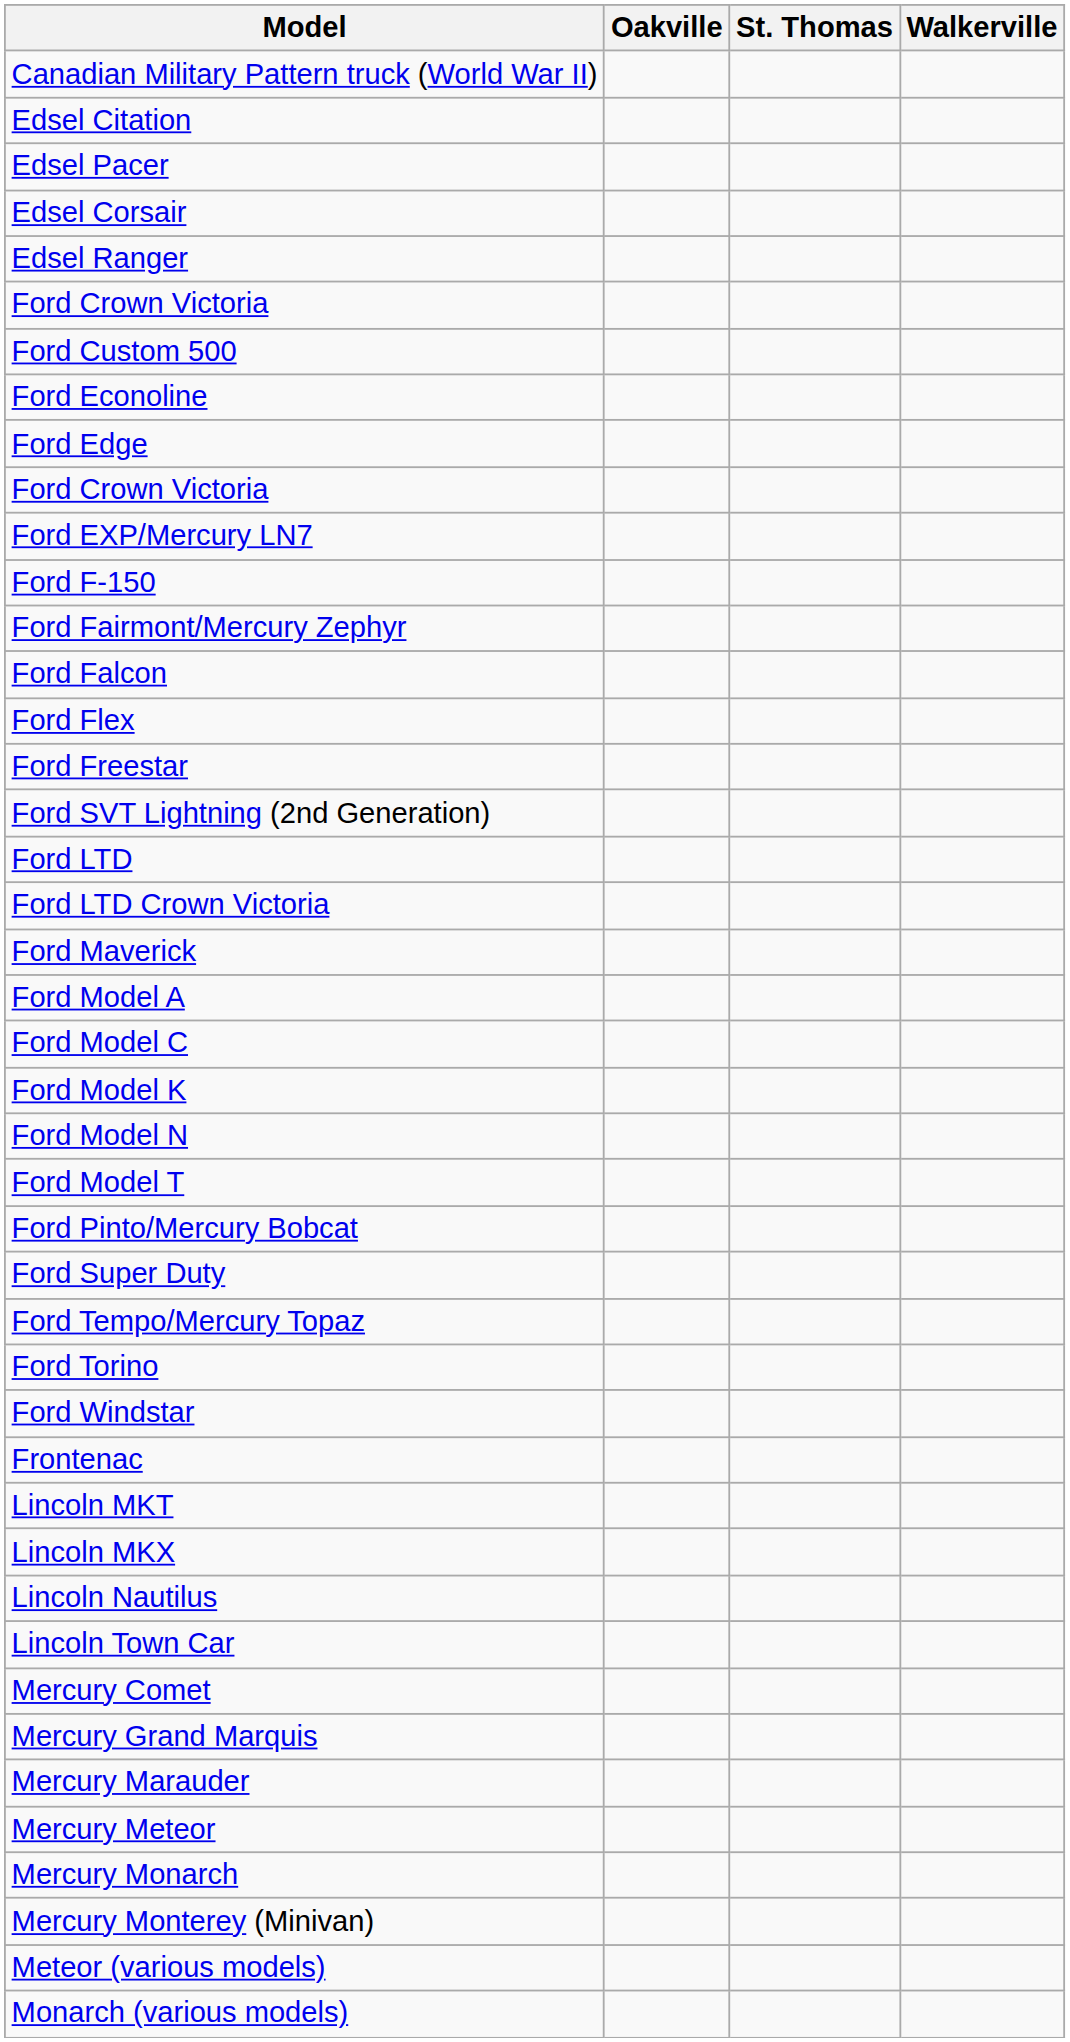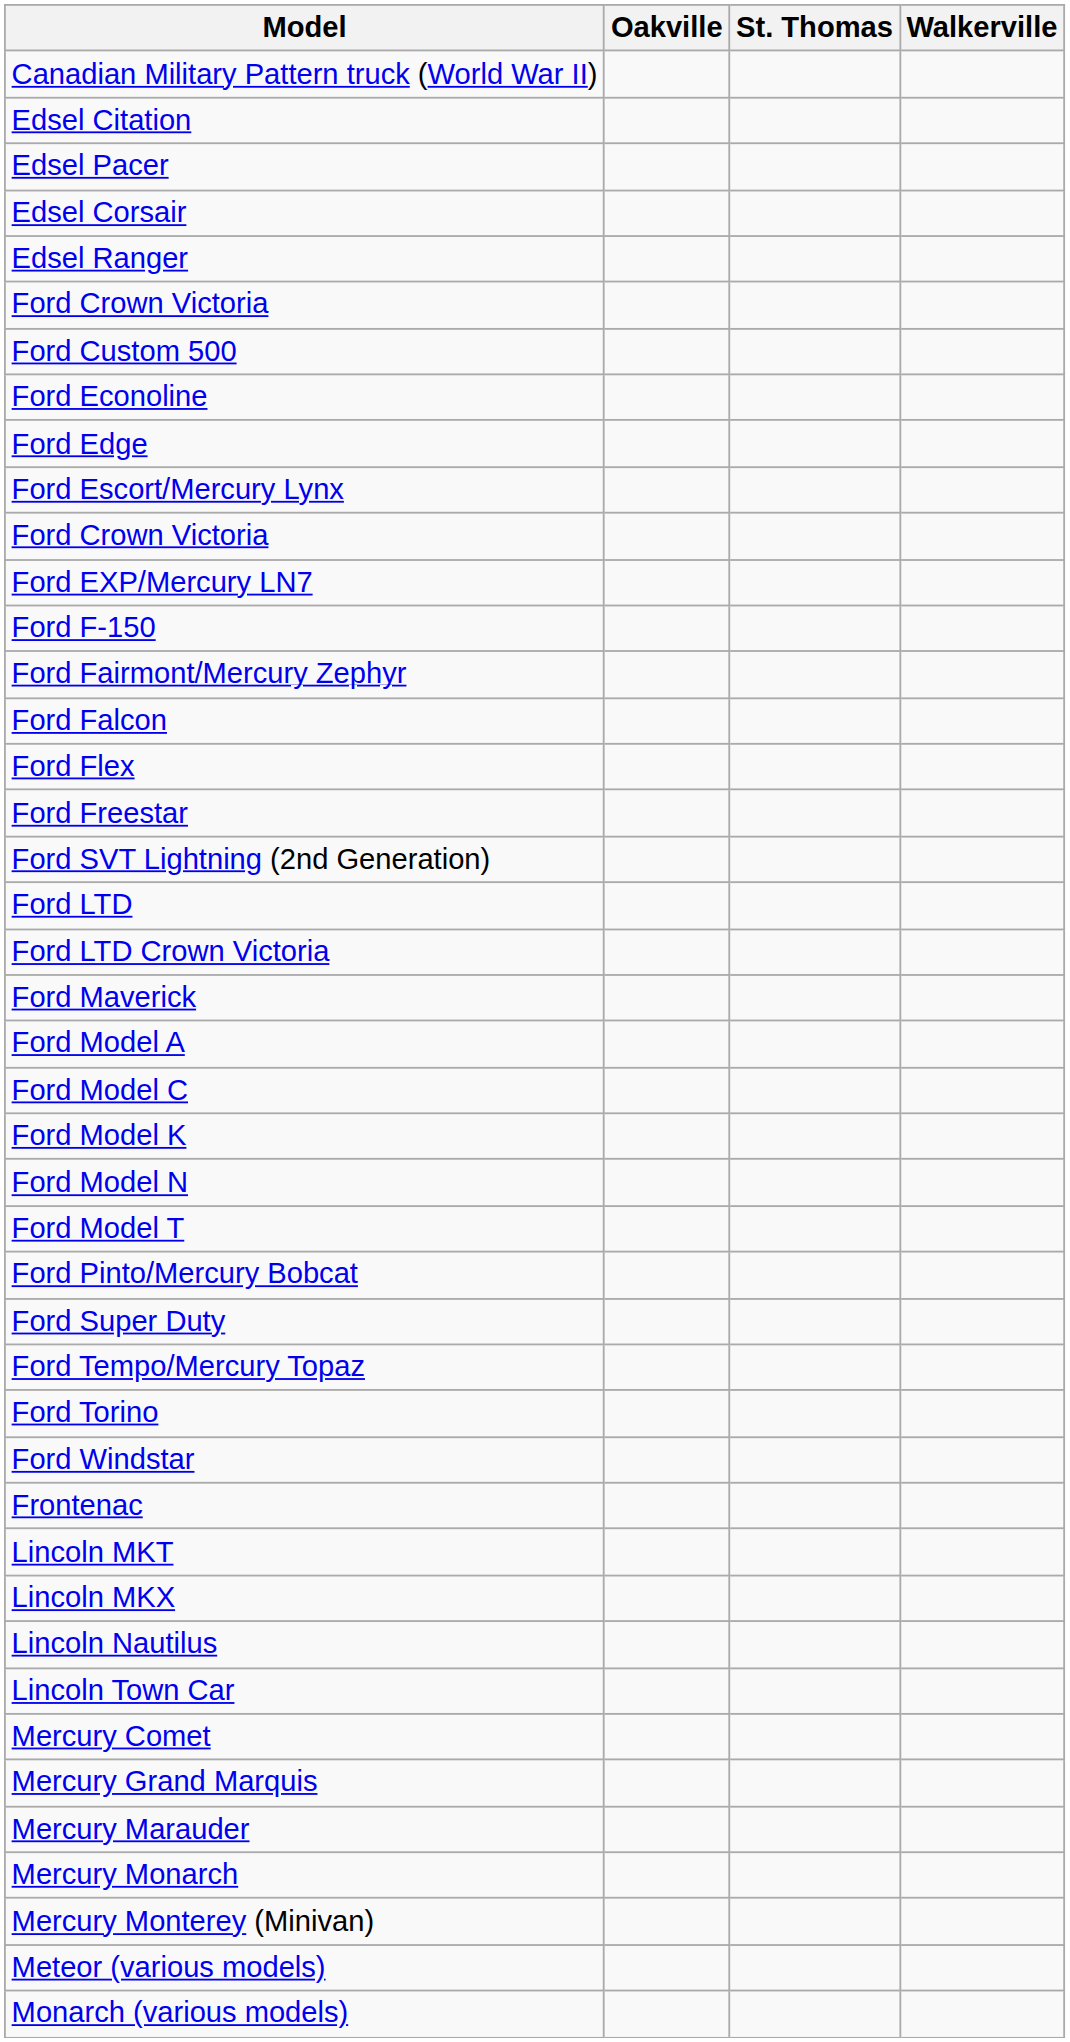+ row: (178, 489)
- row: (114, 1828)
